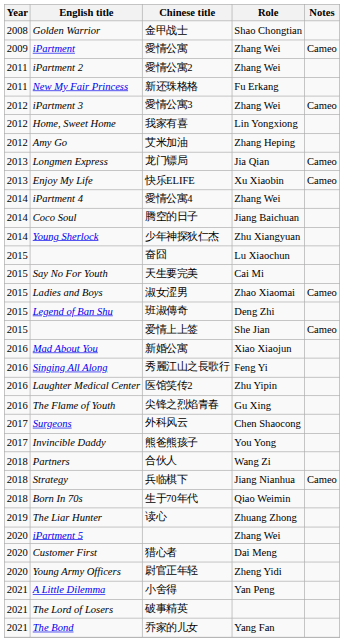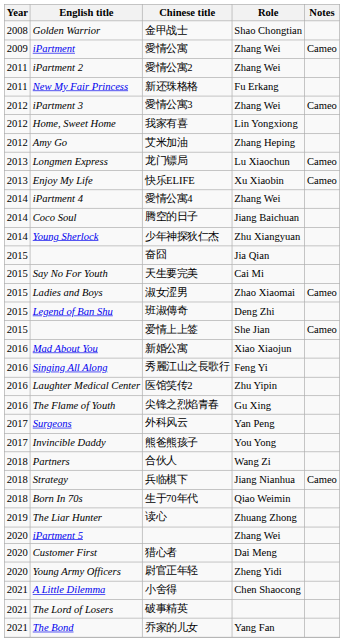(252, 161) Jia Qian -> (262, 161) Lu Xiaochun
(262, 255) Lu Xiaochun -> (252, 255) Jia Qian
(268, 423) Chen Shaocong -> (254, 423) Yan Peng
(254, 590) Yan Peng -> (268, 590) Chen Shaocong
